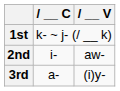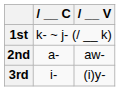(54, 55) i- -> (54, 55) a-
(54, 75) a- -> (54, 75) i-
